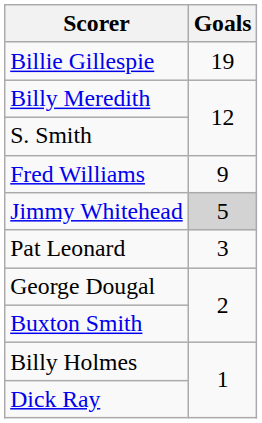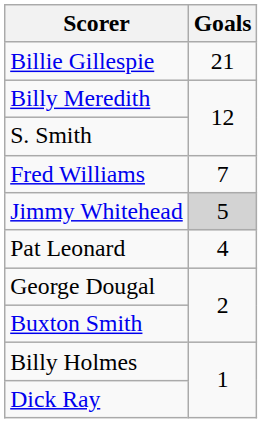(223, 60) 19 -> (223, 60) 21
(223, 173) 9 -> (223, 173) 7
(223, 248) 3 -> (223, 248) 4
